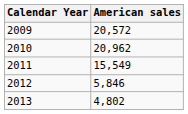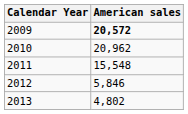(112, 30) normal -> (112, 30) bold
(112, 65) 15,549 -> (112, 65) 15,548
